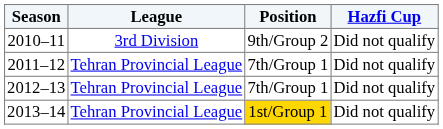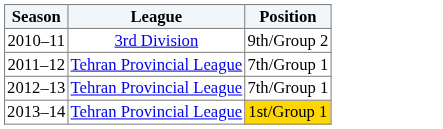- column: (384, 16)
